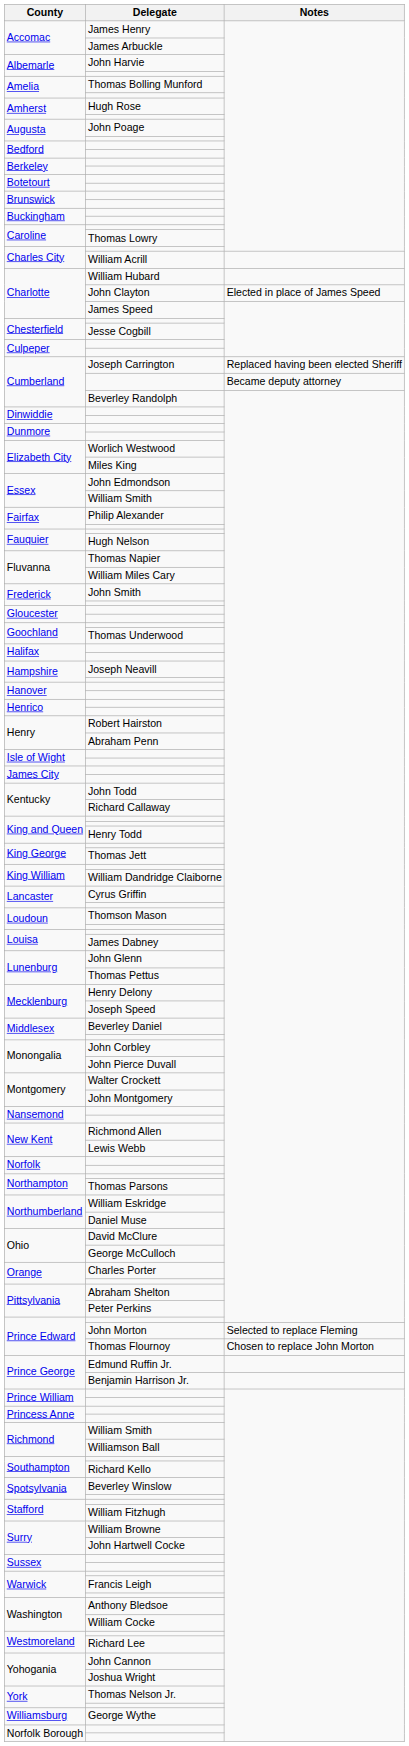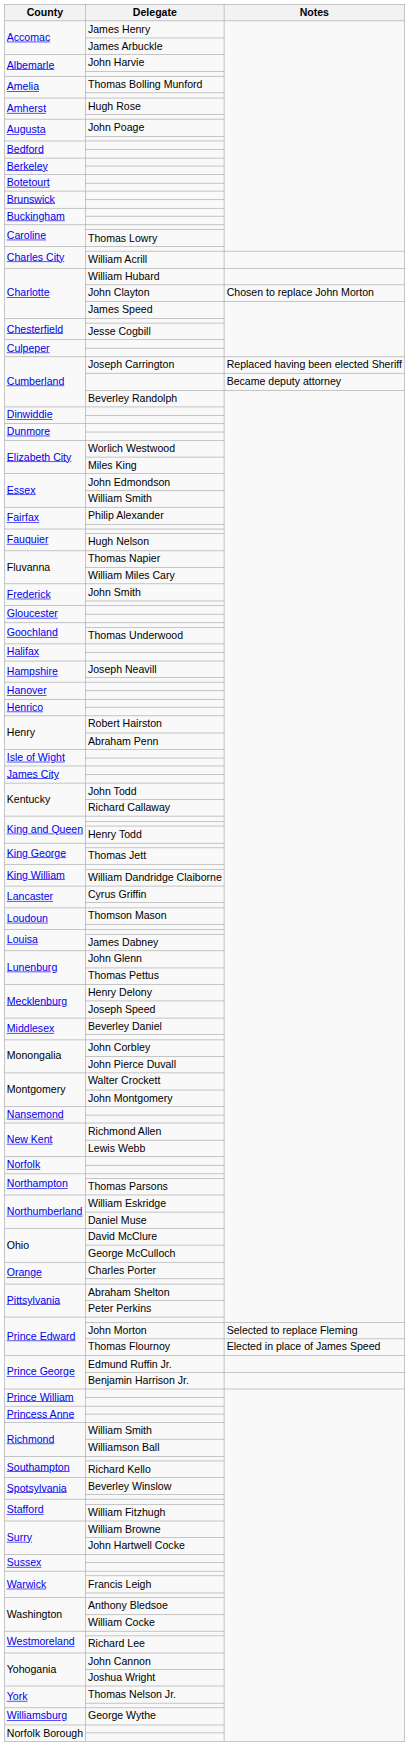(304, 293) Elected in place of James Speed -> (300, 293) Chosen to replace John Morton
(300, 1347) Chosen to replace John Morton -> (304, 1347) Elected in place of James Speed
